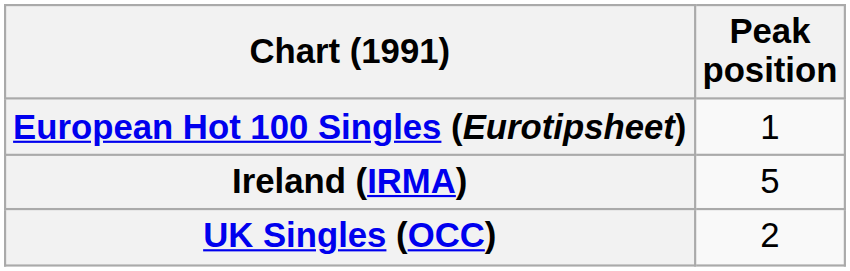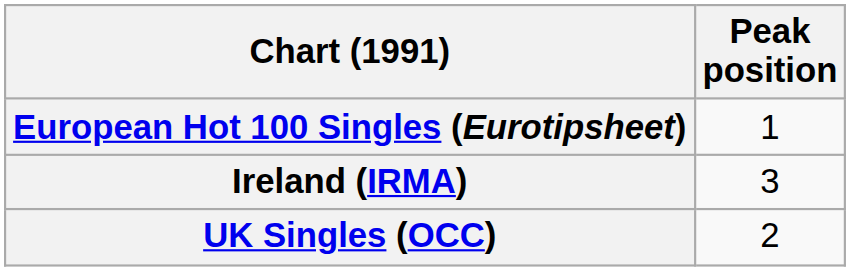(770, 181) 5 -> (770, 181) 3
